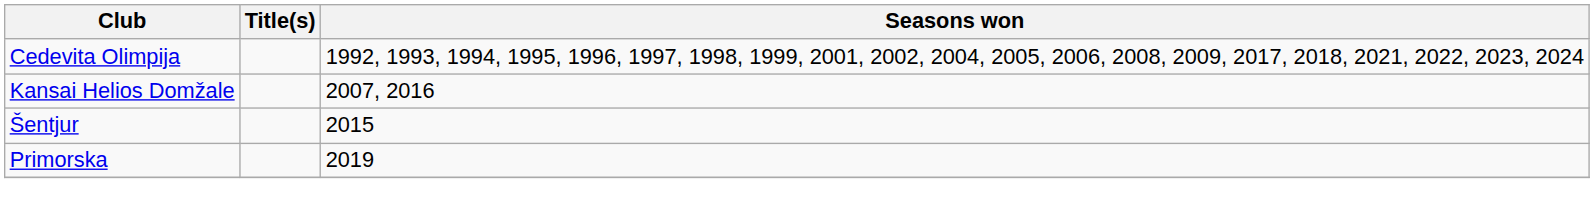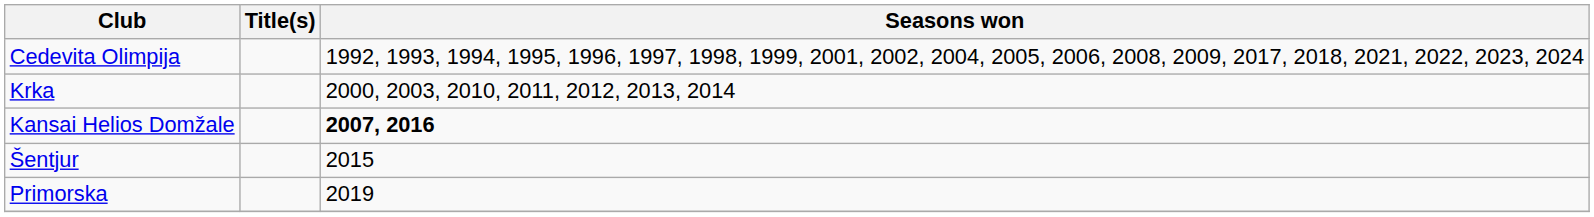+ row: (32, 90)
(380, 90) normal -> (380, 125) bold
